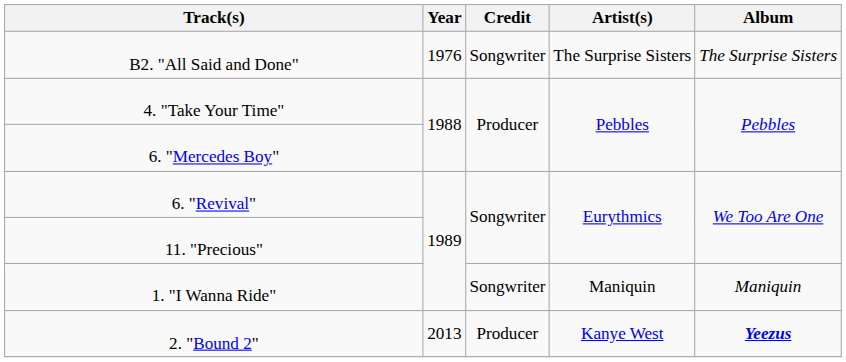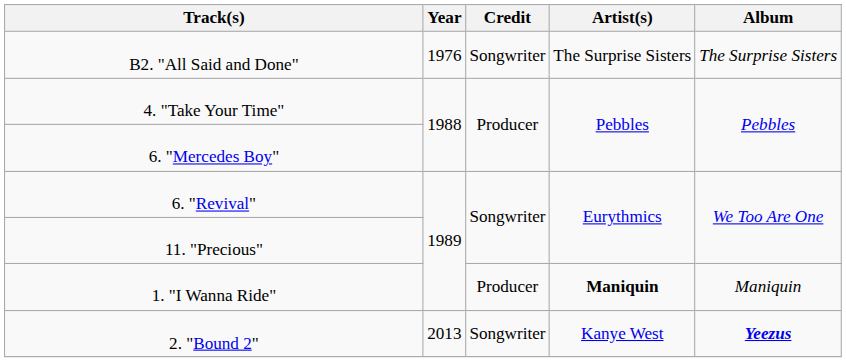(507, 286) Songwriter -> (507, 286) Producer
(622, 286) normal -> (622, 286) bold
(507, 333) Producer -> (507, 333) Songwriter
